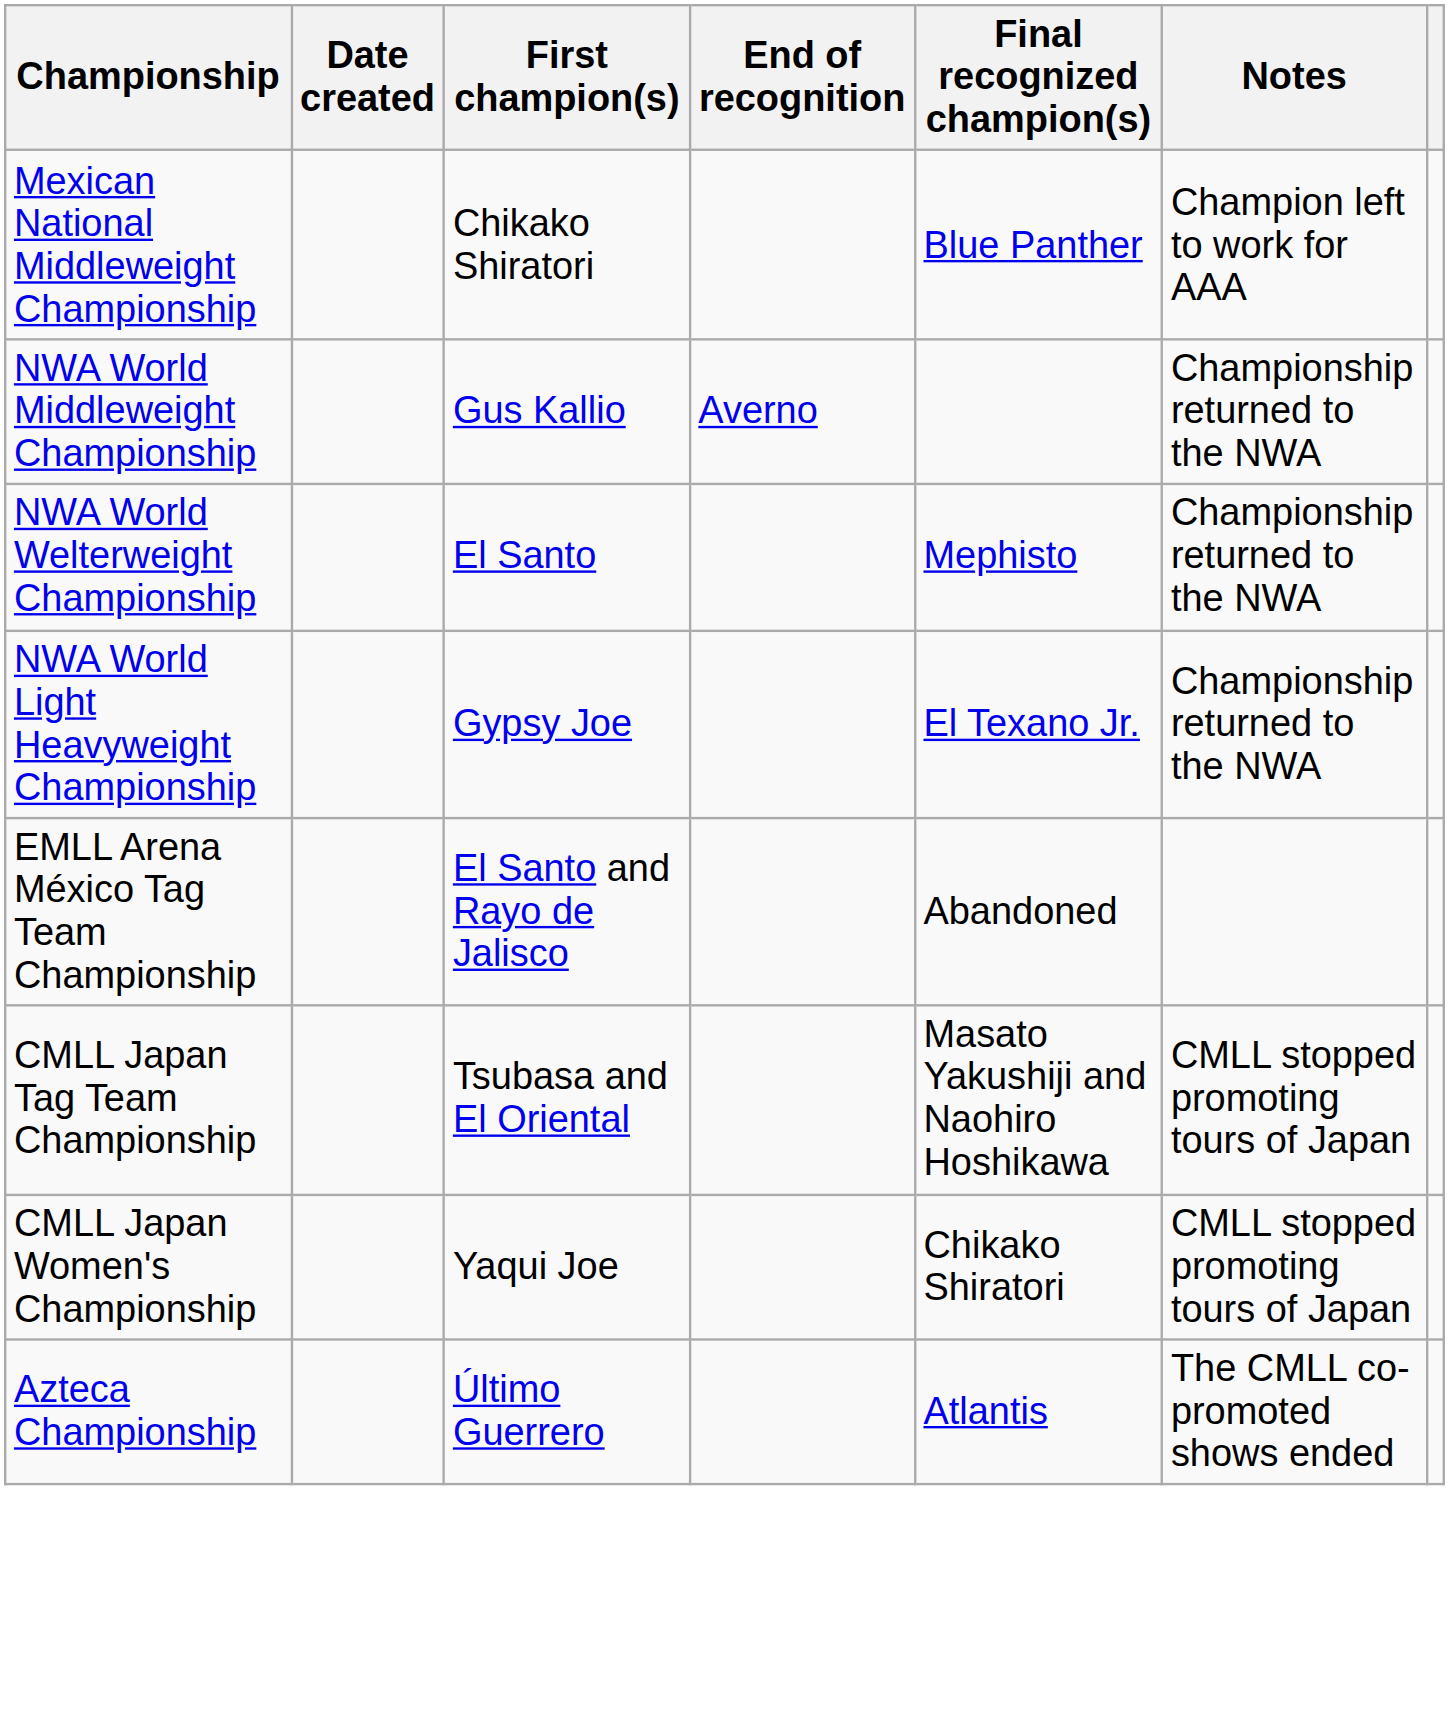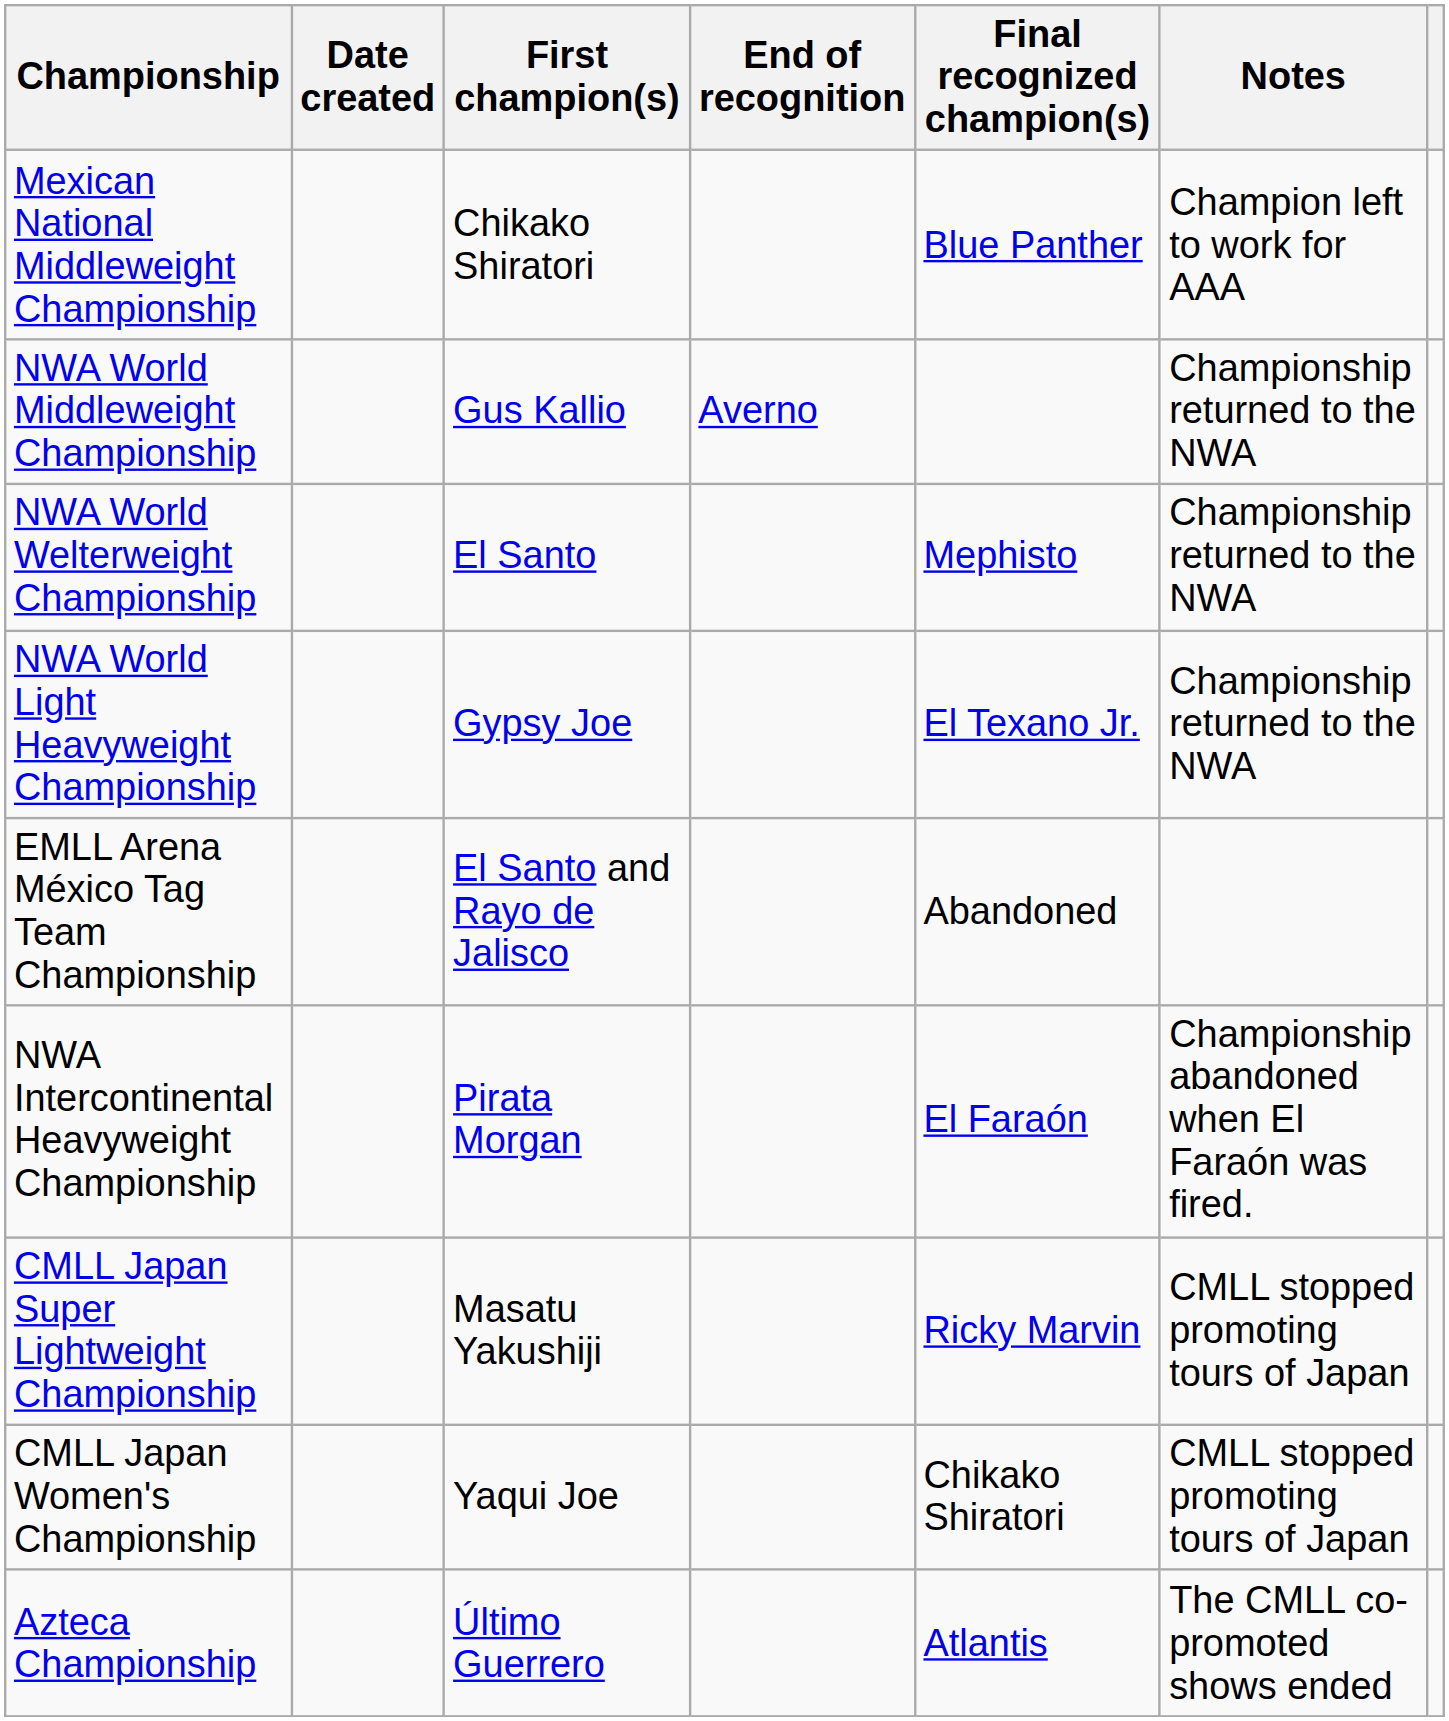+ row: (144, 1120)
- row: (135, 1099)
+ row: (135, 1330)
